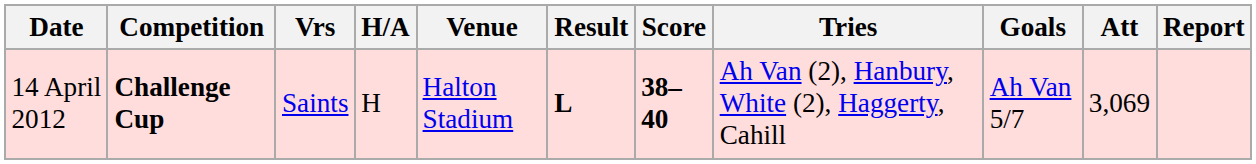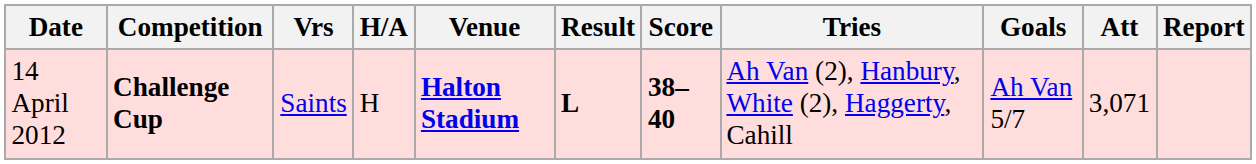(468, 103) normal -> (470, 103) bold
(1119, 103) 3,069 -> (1119, 103) 3,071
